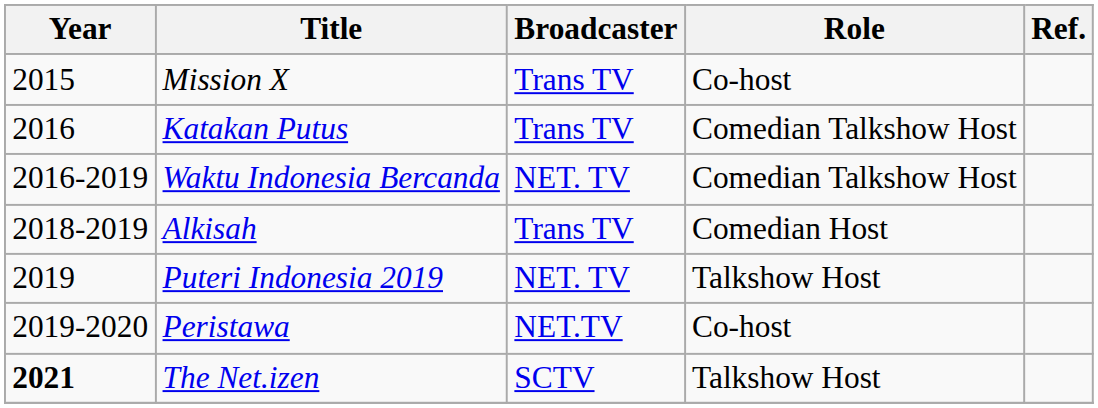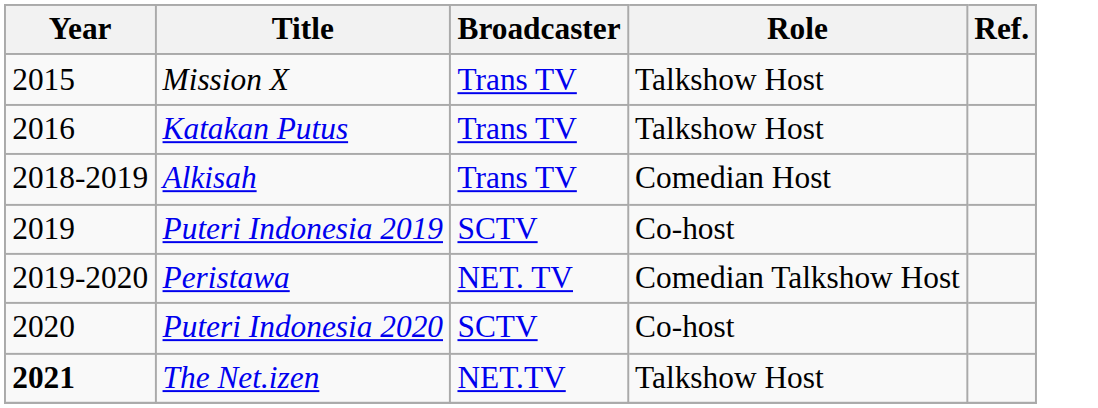(742, 79) Co-host -> (729, 79) Talkshow Host
(854, 128) Comedian Talkshow Host -> (729, 128) Talkshow Host
- row: (331, 178)
(572, 278) NET. TV -> (498, 228) SCTV
(786, 278) Talkshow Host -> (685, 228) Co-host
(569, 327) NET.TV -> (515, 278) NET. TV
(742, 327) Co-host -> (797, 278) Comedian Talkshow Host
+ row: (303, 327)
(554, 377) SCTV -> (512, 377) NET.TV
